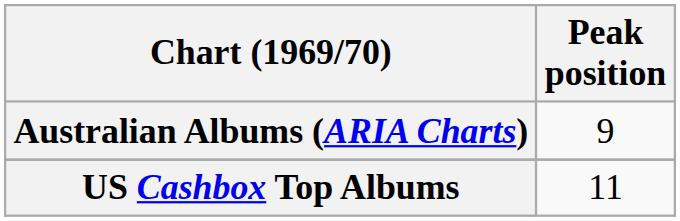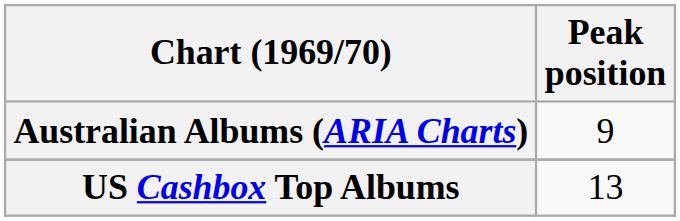(606, 186) 11 -> (606, 186) 13
